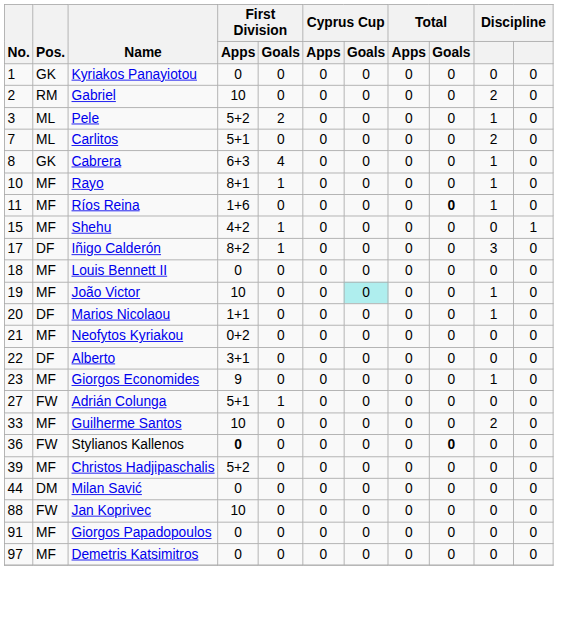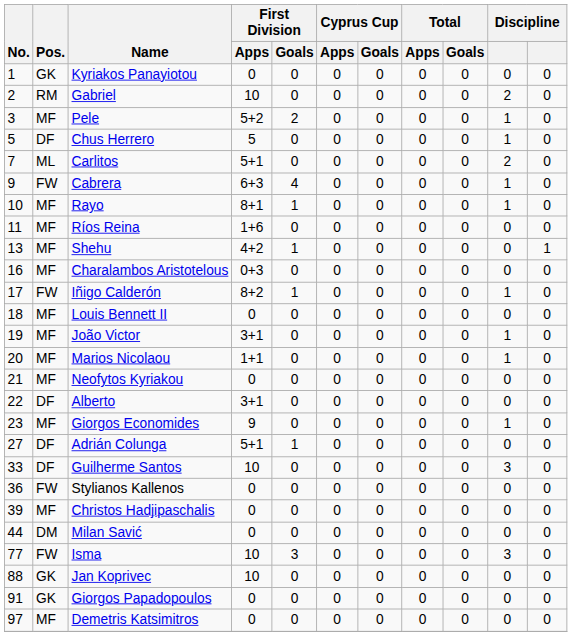(46, 118) ML -> (46, 118) MF
+ row: (113, 140)
(11, 161) 8 -> (11, 183) 9
(46, 161) GK -> (47, 183) FW
(451, 205) bold -> (465, 227) normal
(494, 205) 1 -> (507, 227) 0
(15, 227) 15 -> (15, 249) 13
+ row: (150, 270)
(45, 249) DF -> (47, 292) FW
(494, 249) 3 -> (507, 292) 1
(238, 292) 10 -> (252, 336) 3+1
(366, 292) paleturquoise background -> (380, 336) no background
(45, 314) DF -> (46, 358) MF
(238, 336) 0+2 -> (252, 380) 0
(47, 401) FW -> (45, 445) DF
(46, 423) MF -> (45, 467) DF
(494, 423) 2 -> (507, 467) 3
(238, 445) bold -> (252, 489) normal
(451, 445) bold -> (465, 489) normal
(238, 467) 5+2 -> (252, 510) 0
+ row: (86, 554)
(47, 510) FW -> (46, 576) GK
(46, 532) MF -> (46, 598) GK
